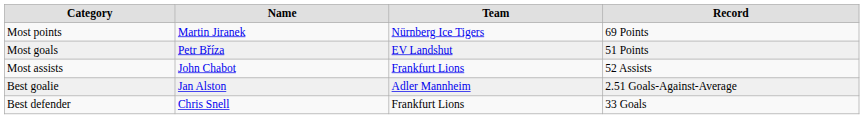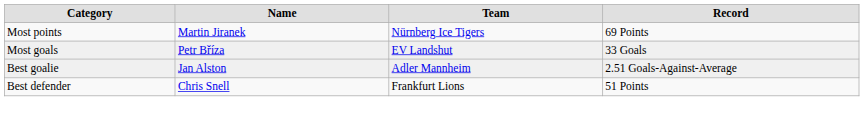(627, 50) 51 Points -> (626, 50) 33 Goals
- row: (35, 68)
(626, 104) 33 Goals -> (627, 86) 51 Points
